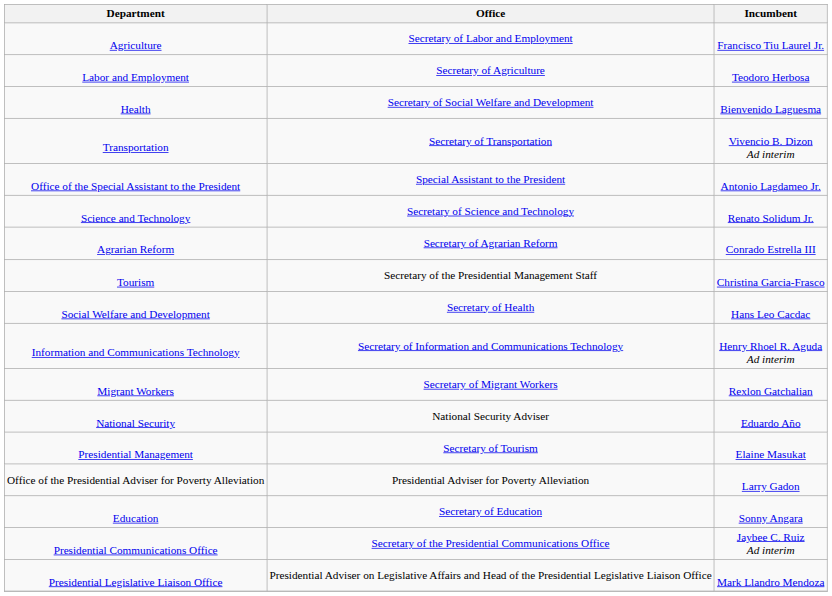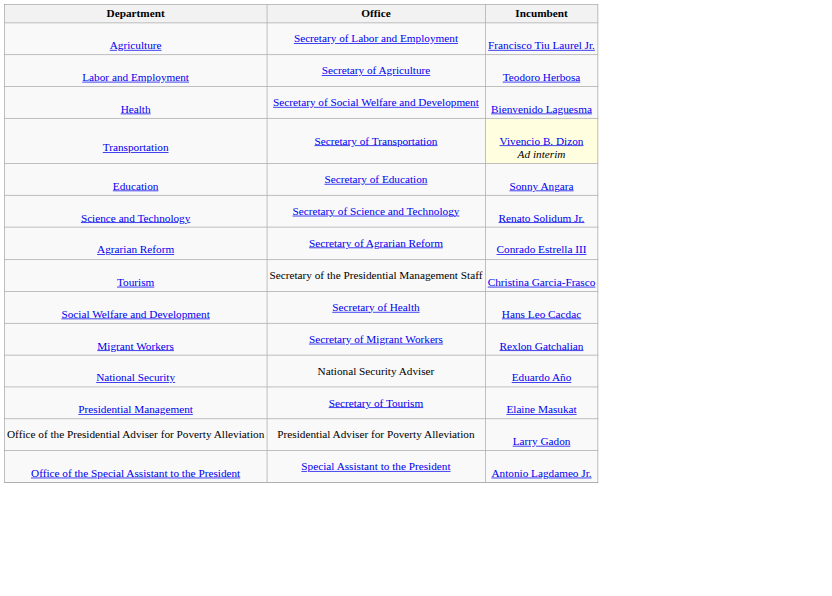(771, 148) no background -> (542, 148) lightyellow background
rows swapped: (136, 518) <-> (136, 186)
- row: (136, 352)
- row: (136, 550)
- row: (136, 582)
